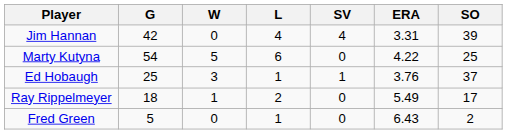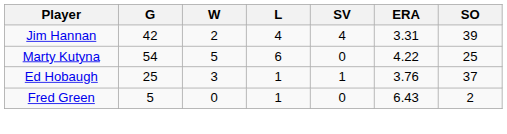(214, 35) 0 -> (214, 35) 2
- row: (61, 98)
